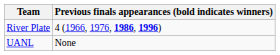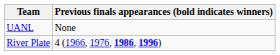rows swapped: (20, 43) <-> (28, 27)
